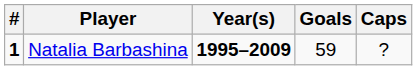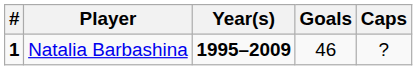(326, 49) 59 -> (326, 49) 46
